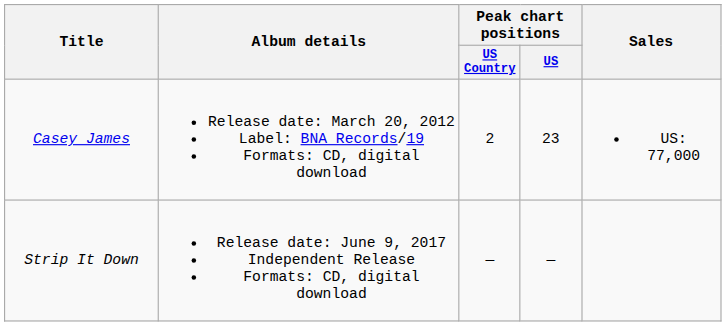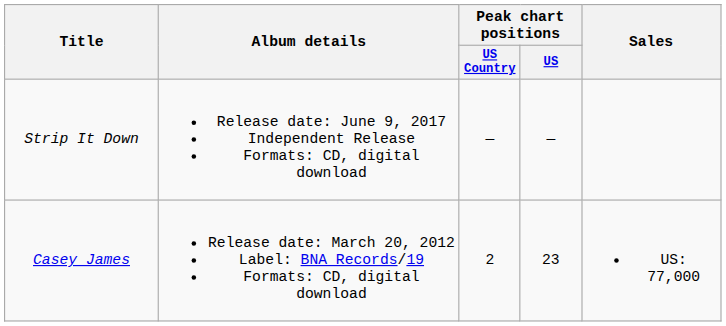rows swapped: (82, 139) <-> (82, 260)
